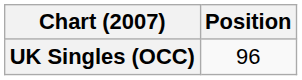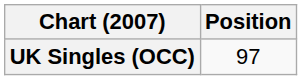(248, 56) 96 -> (248, 56) 97
